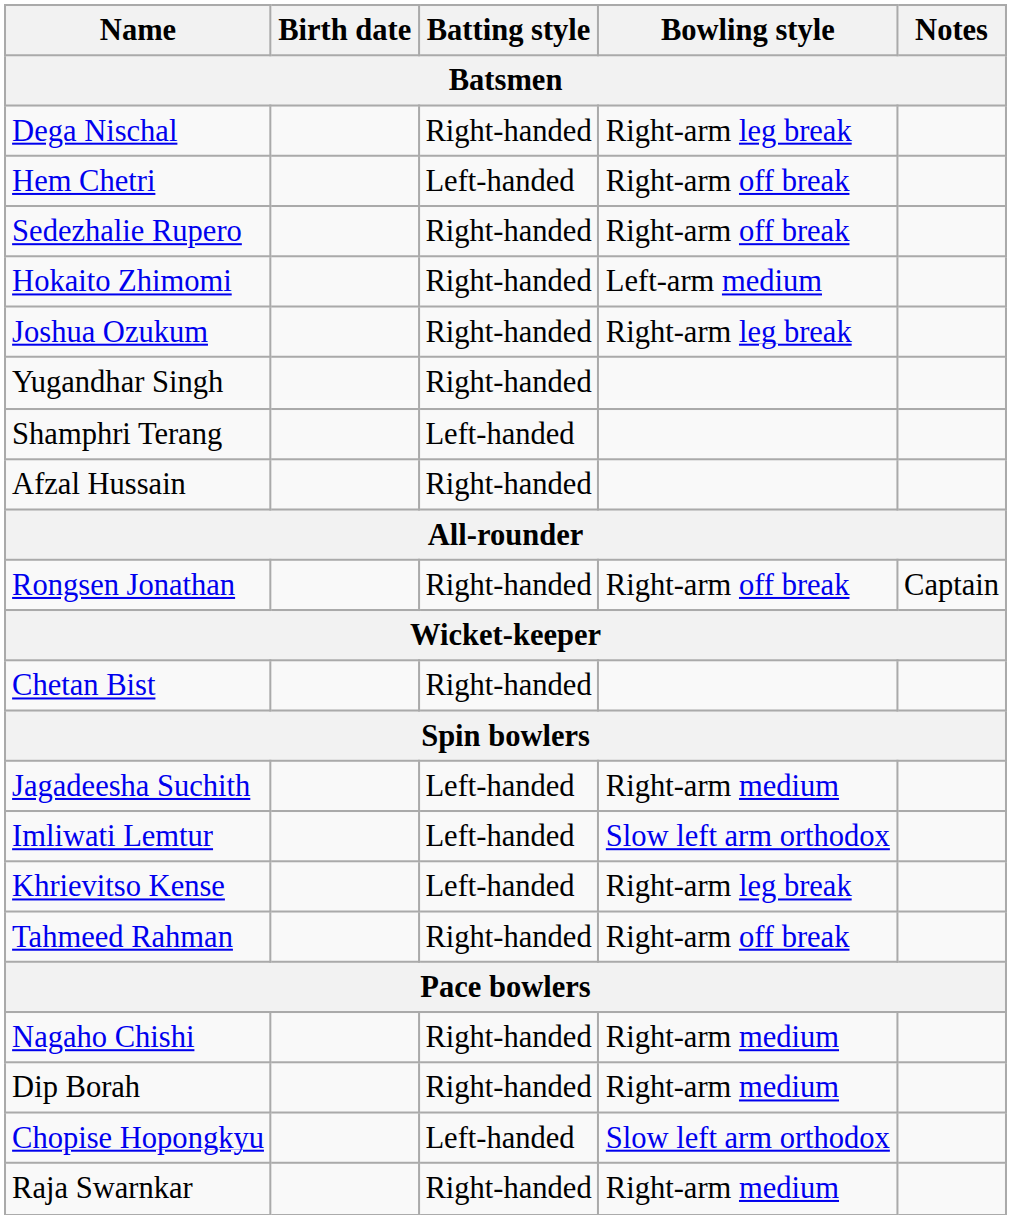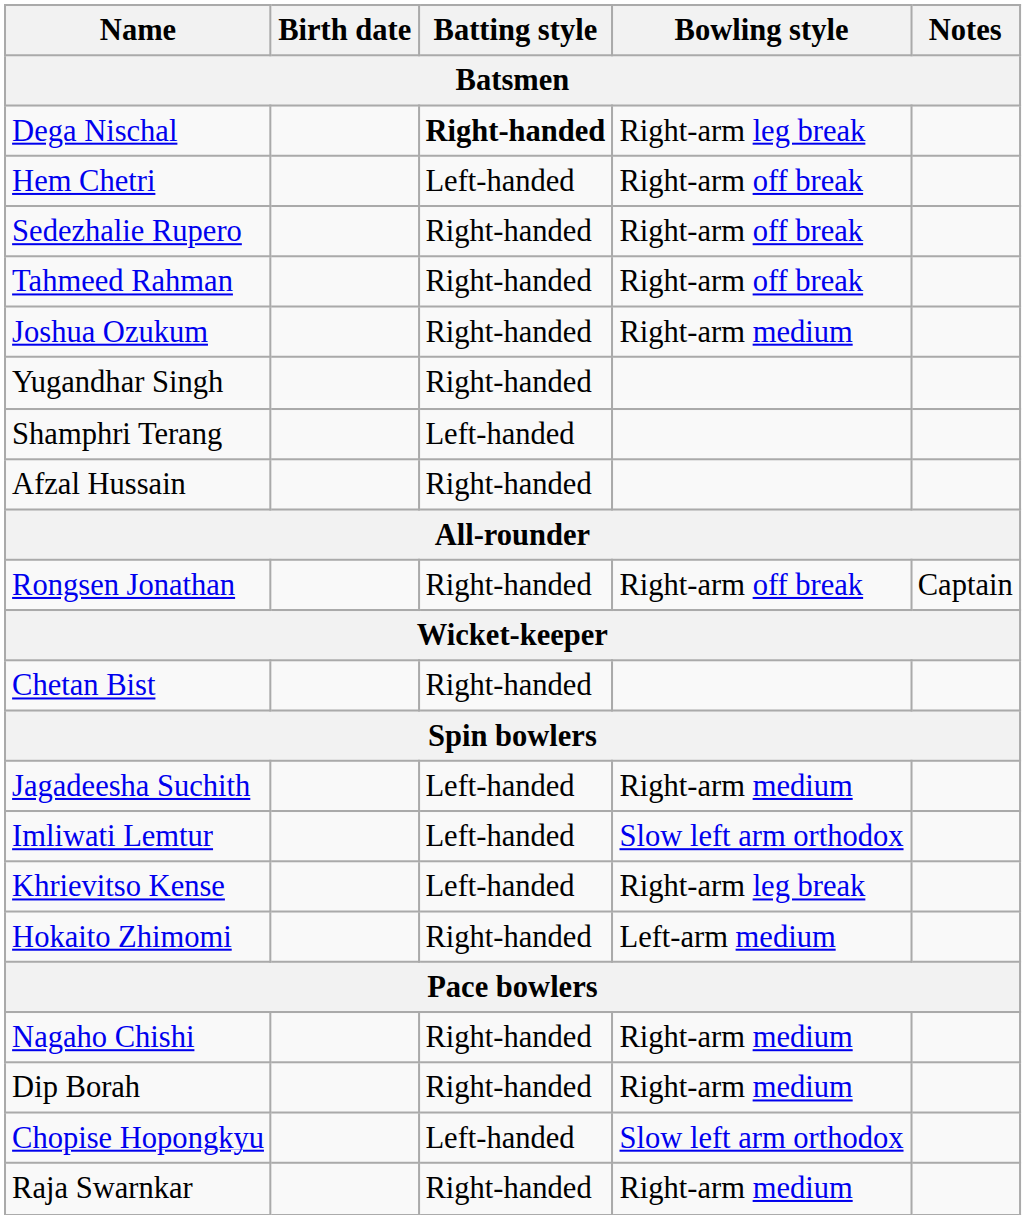(509, 130) normal -> (515, 130) bold
rows swapped: (122, 281) <-> (123, 936)
(729, 332) Right-arm leg break -> (736, 332) Right-arm medium
